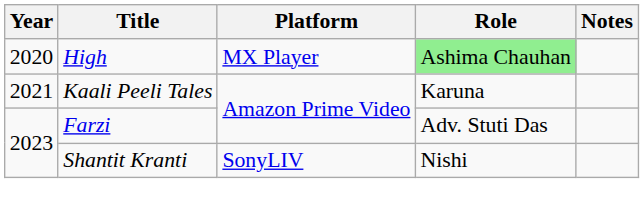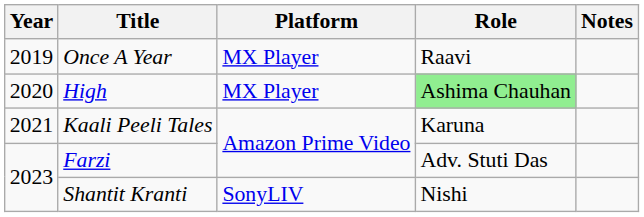+ row: (117, 56)
